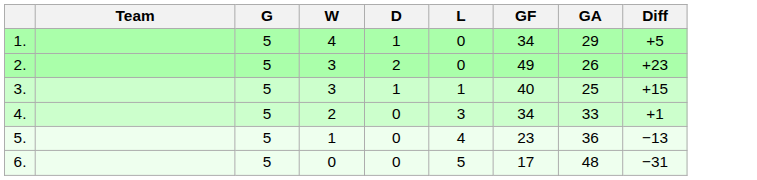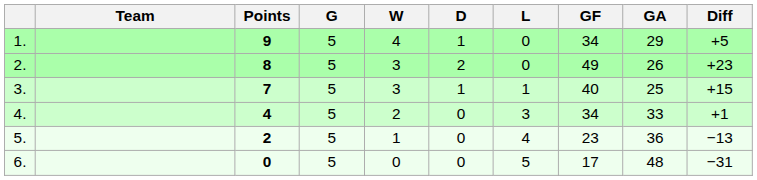+ column: (267, 16)
